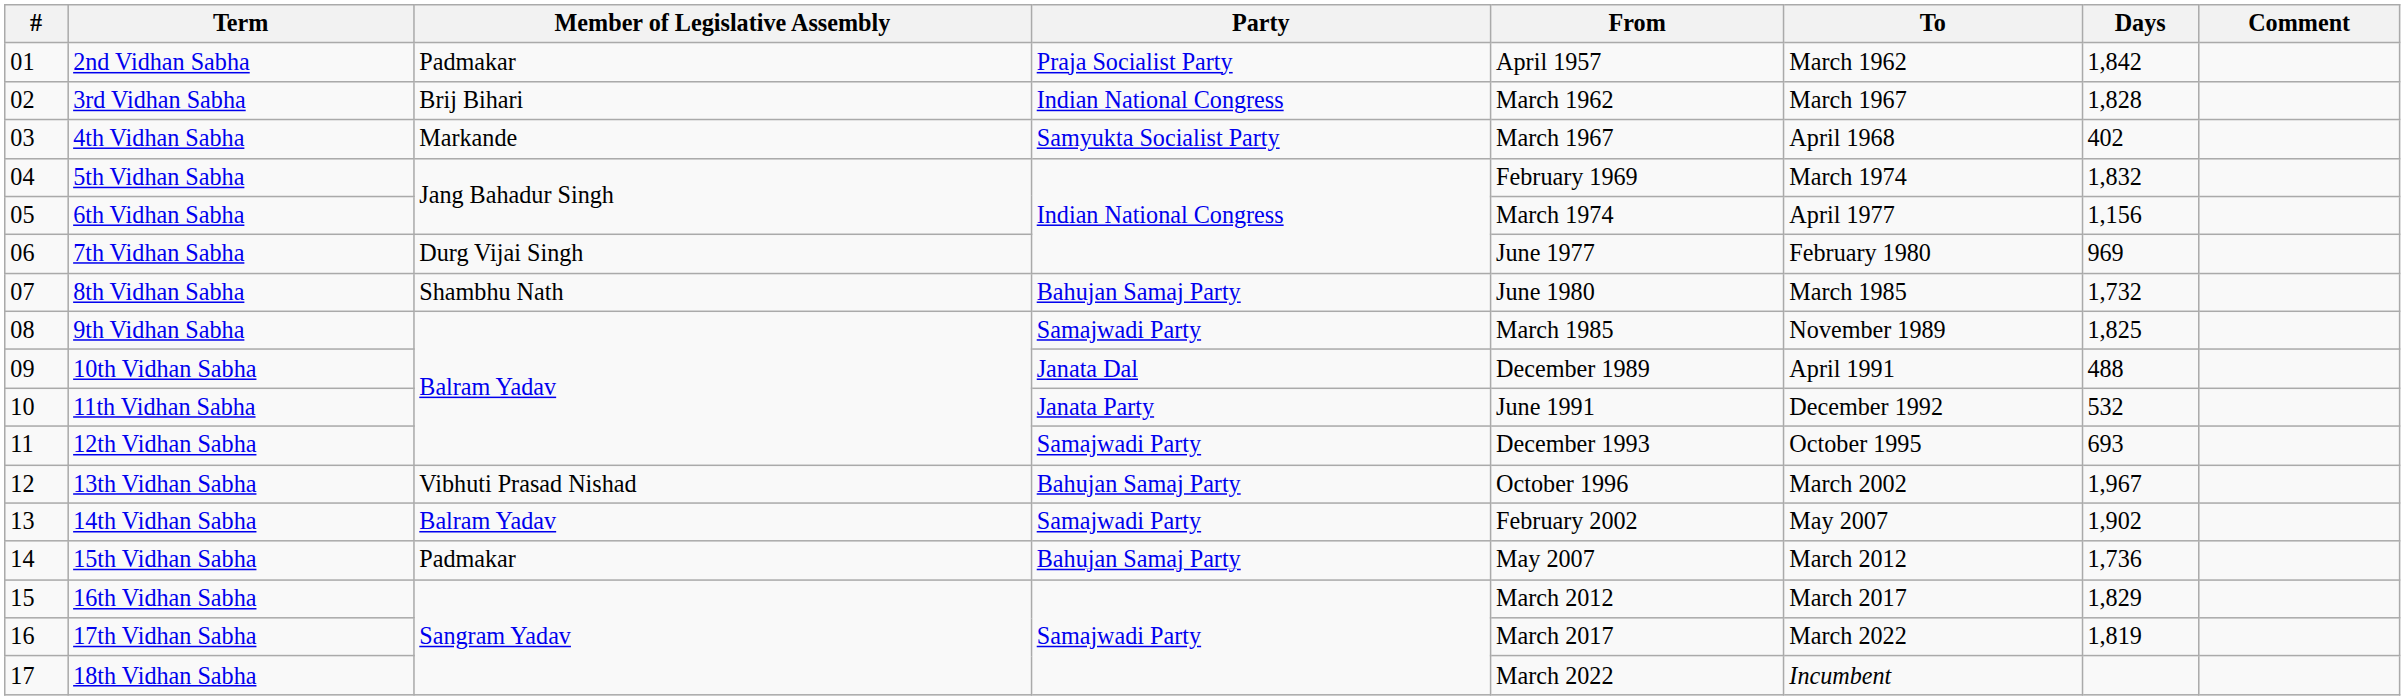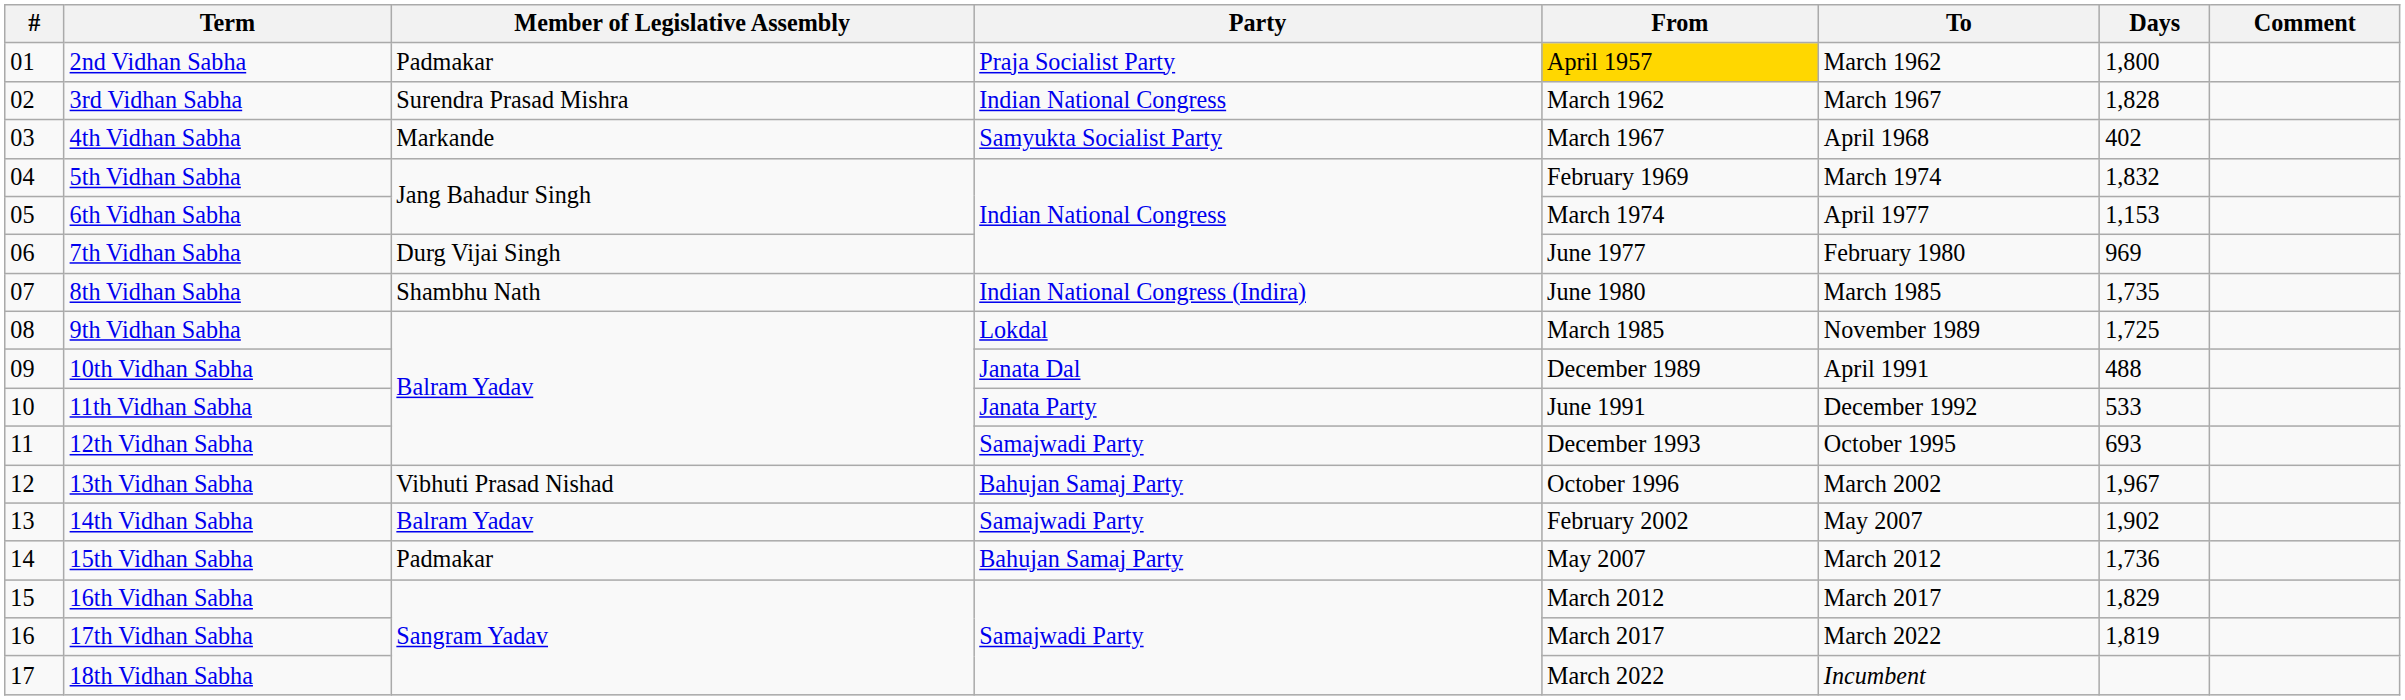(1549, 61) no background -> (1600, 61) gold background
(2115, 61) 1,842 -> (2132, 61) 1,800
(471, 100) Brij Bihari -> (512, 100) Surendra Prasad Mishra
(2115, 215) 1,156 -> (2132, 215) 1,153
(1139, 291) Bahujan Samaj Party -> (1143, 291) Indian National Congress (Indira)
(2115, 291) 1,732 -> (2132, 291) 1,735
(1119, 330) Samajwadi Party -> (1013, 330) Lokdal
(2115, 330) 1,825 -> (2132, 330) 1,725
(2106, 406) 532 -> (2123, 406) 533
